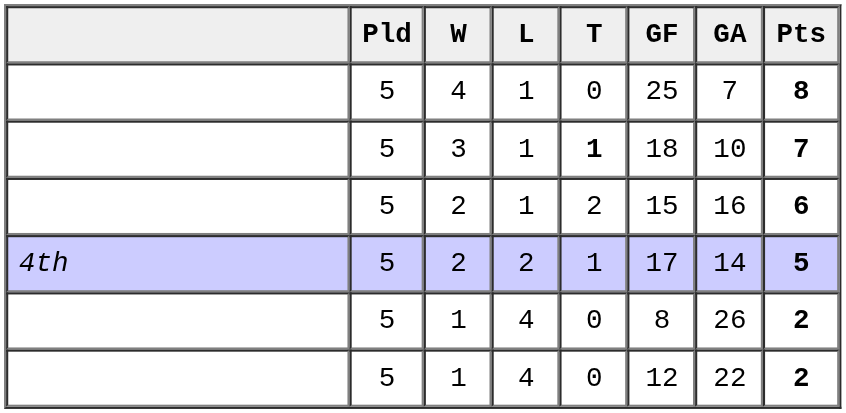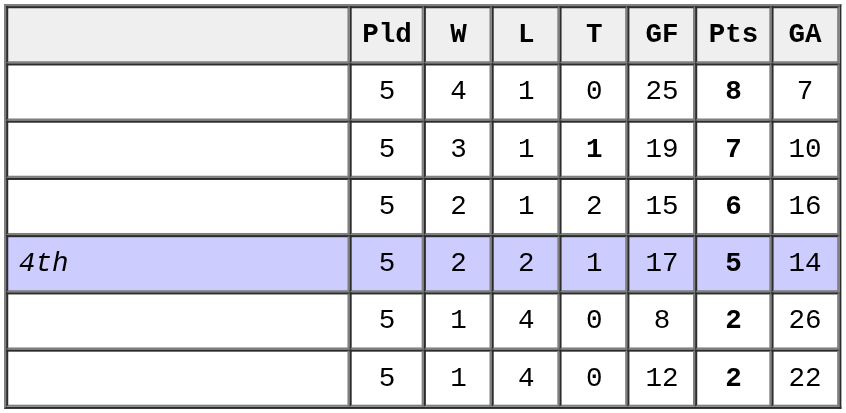columns swapped: (730, 35) <-> (801, 35)
(662, 149) 18 -> (662, 149) 19
